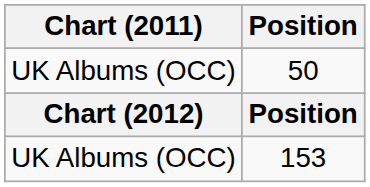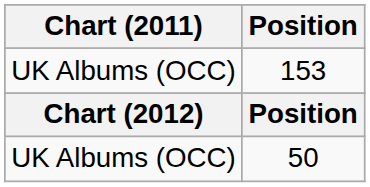rows swapped: (303, 158) <-> (303, 70)
